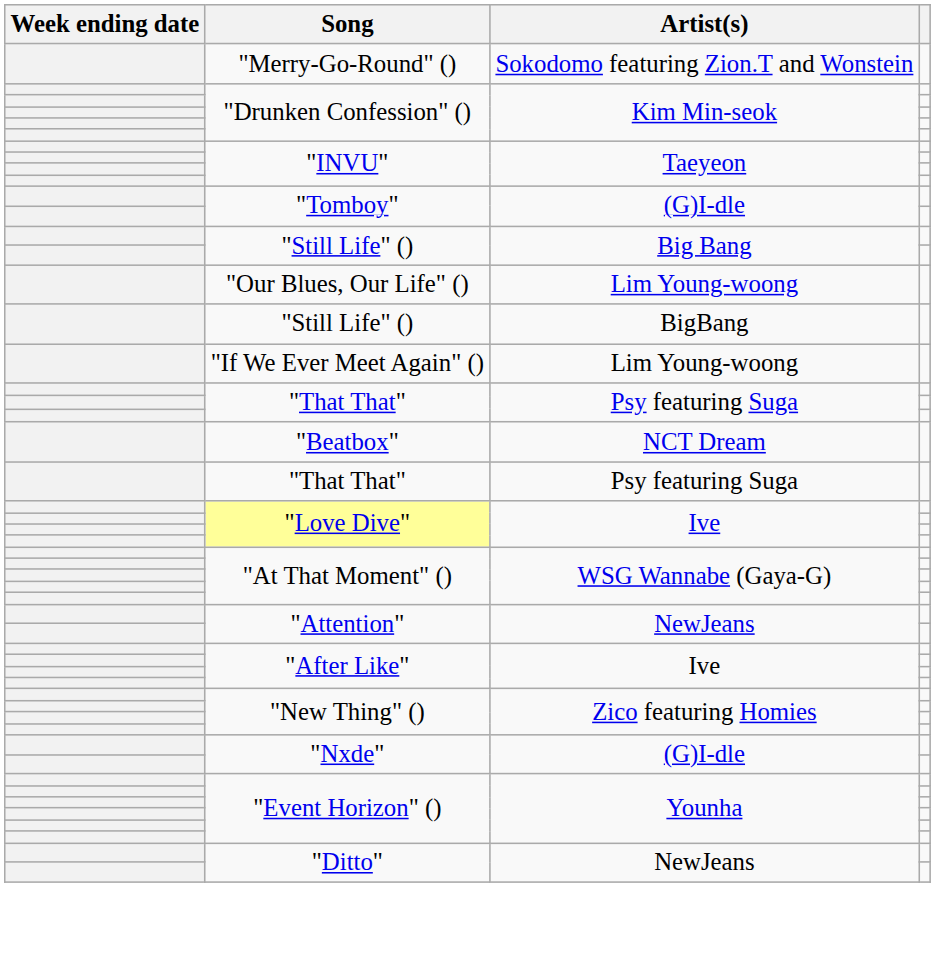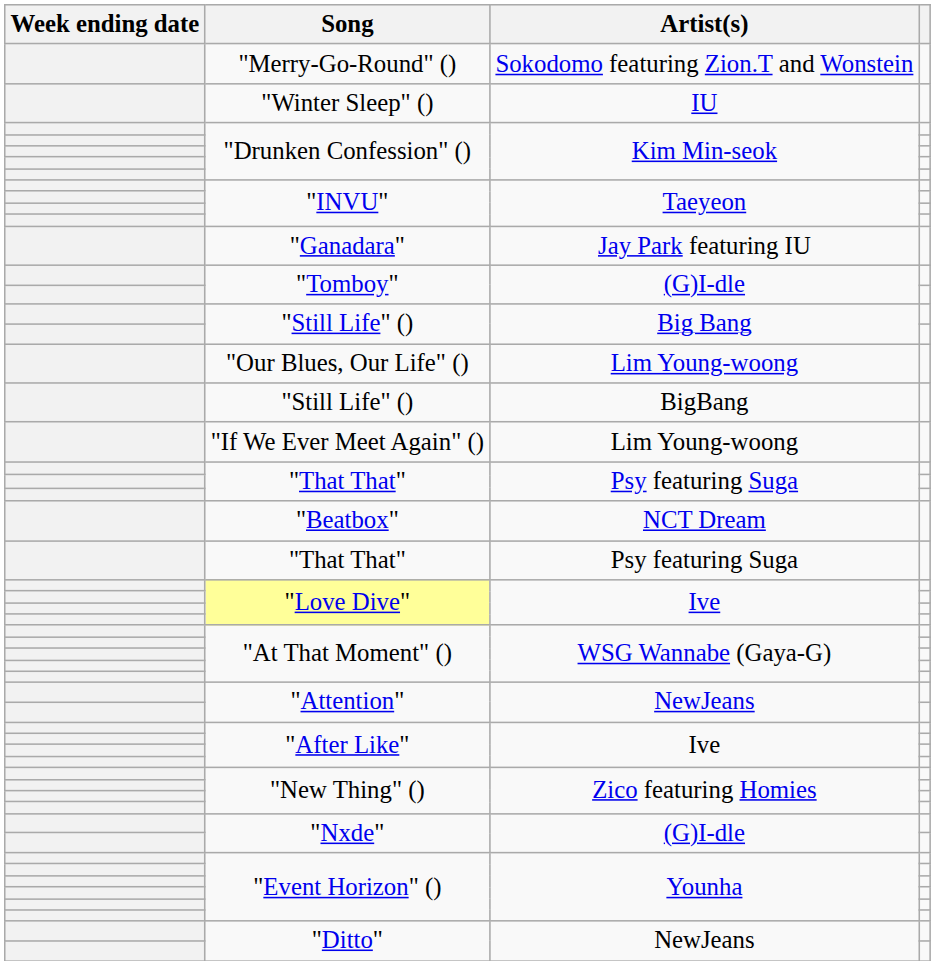+ row: (347, 102)
+ row: (347, 245)
